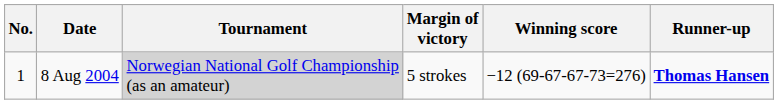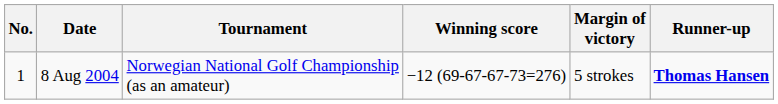columns swapped: (566, 28) <-> (443, 28)
(263, 75) lightgrey background -> (263, 75) no background
